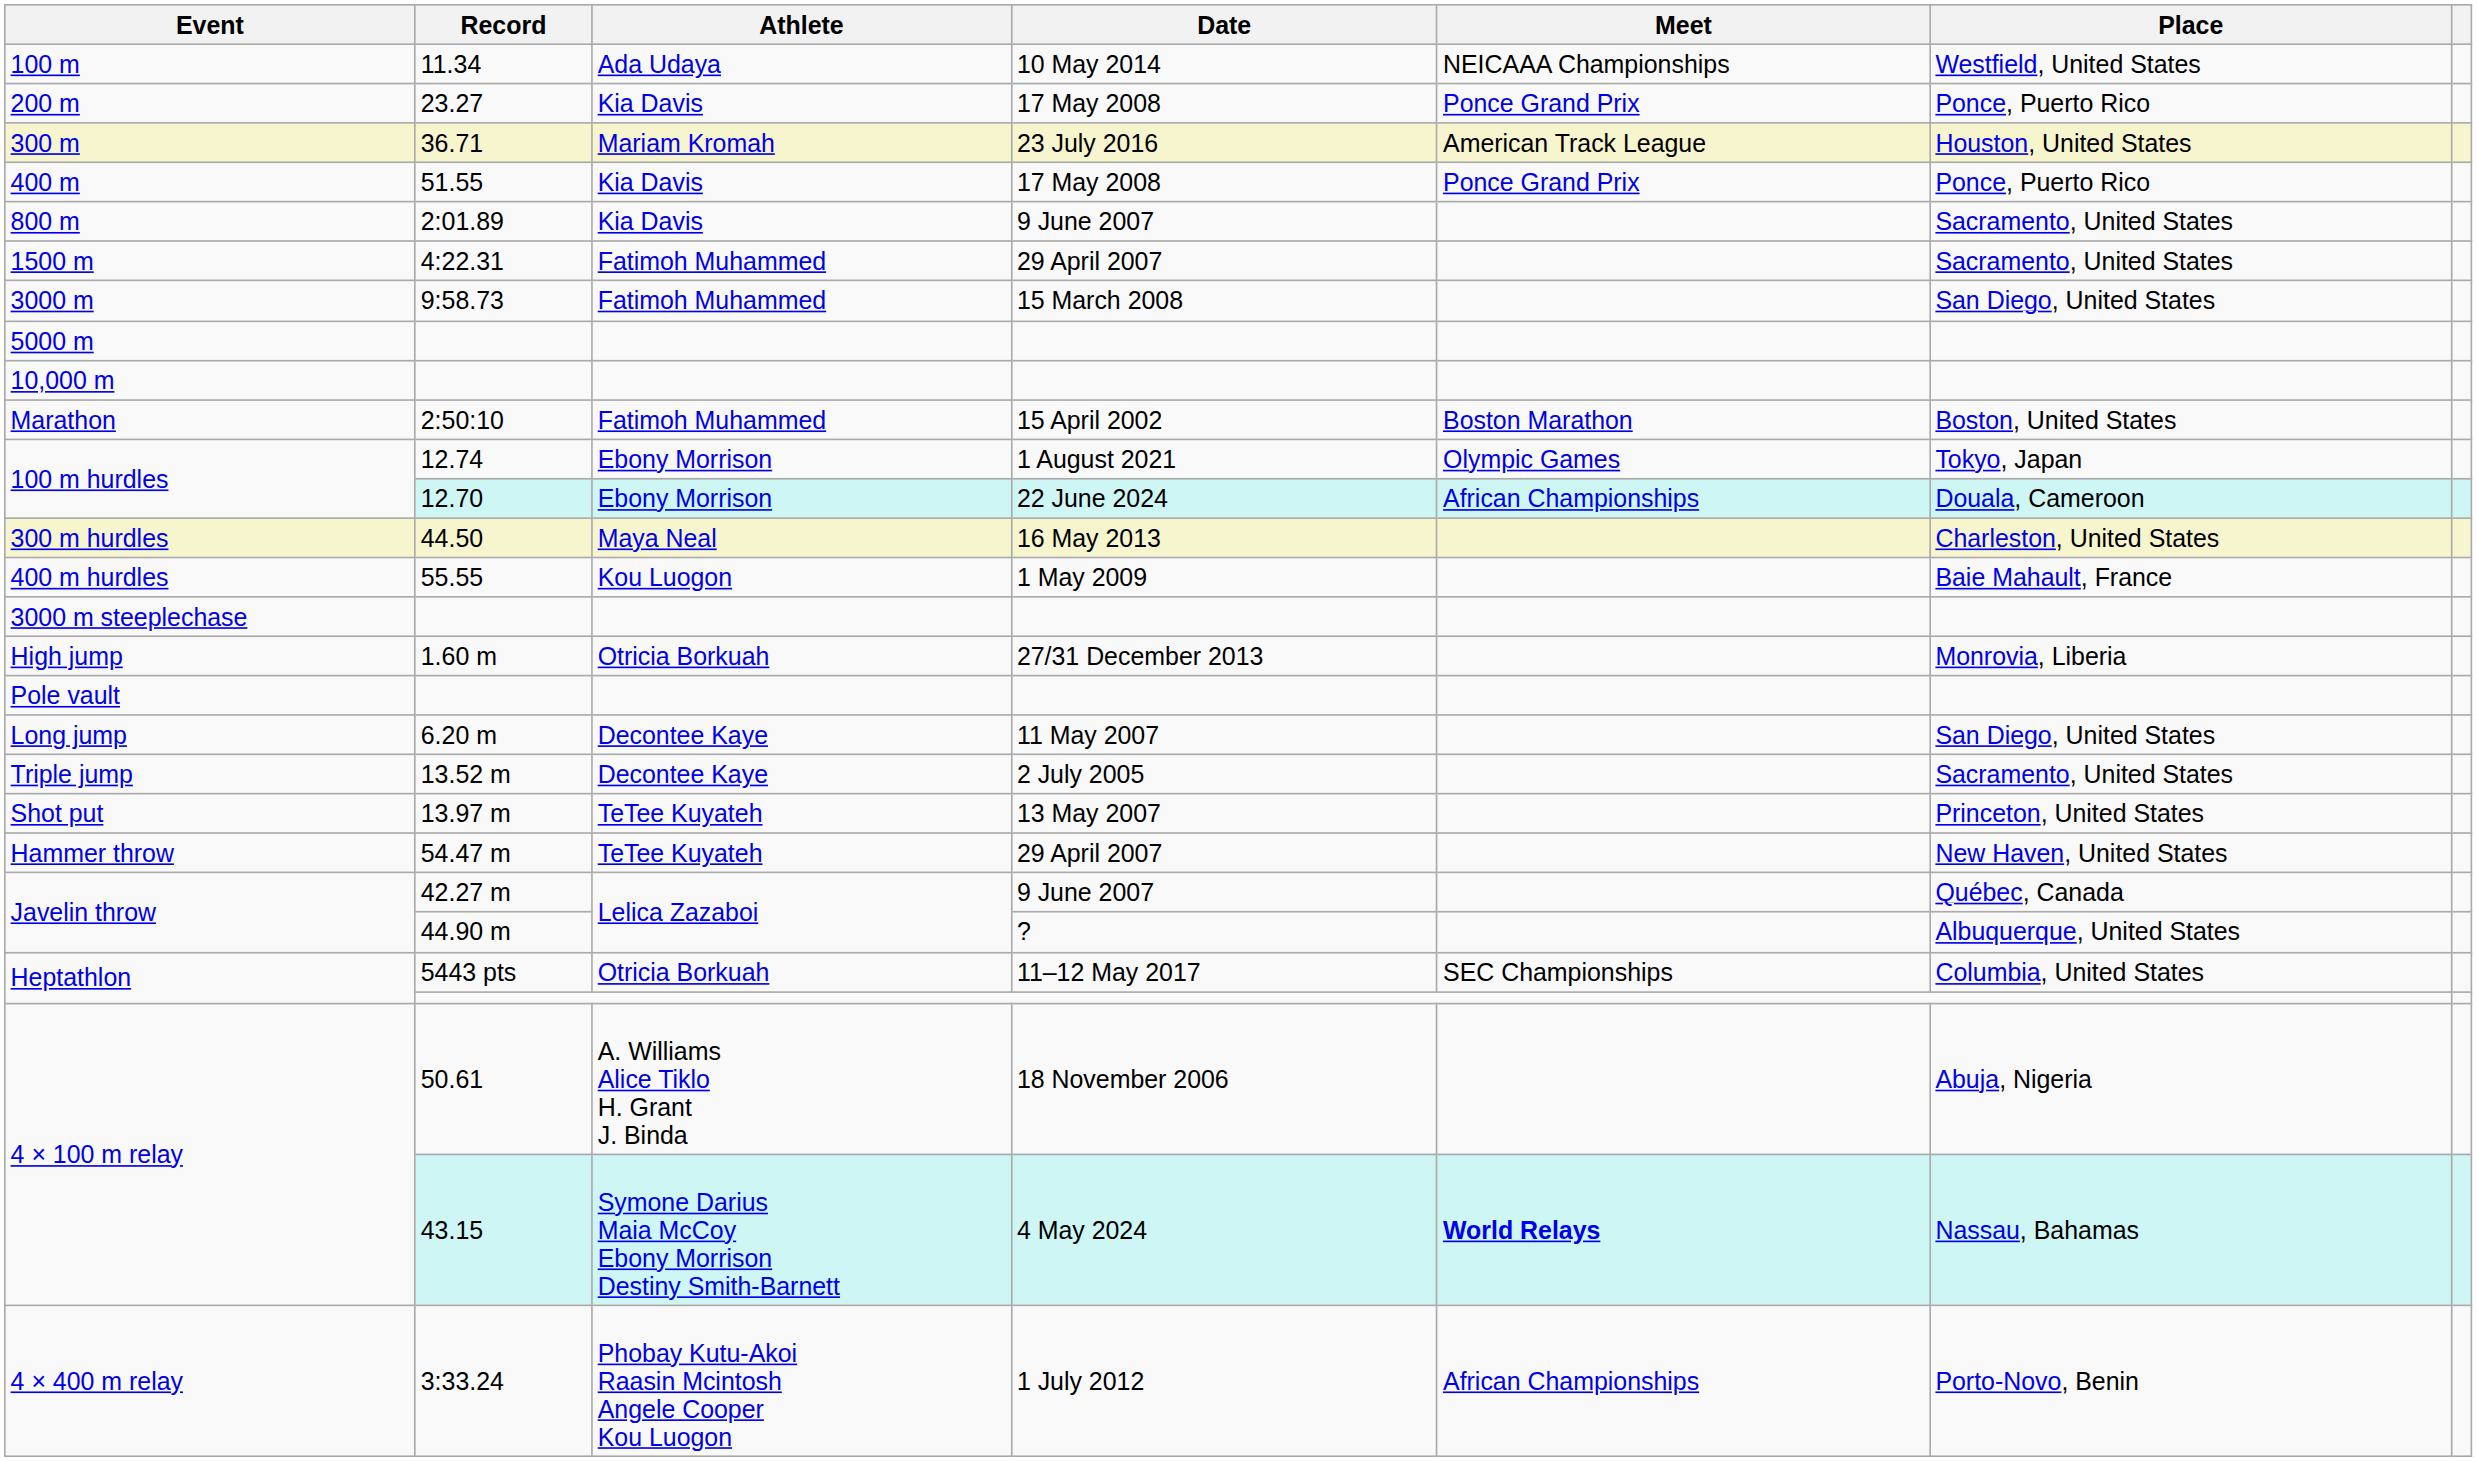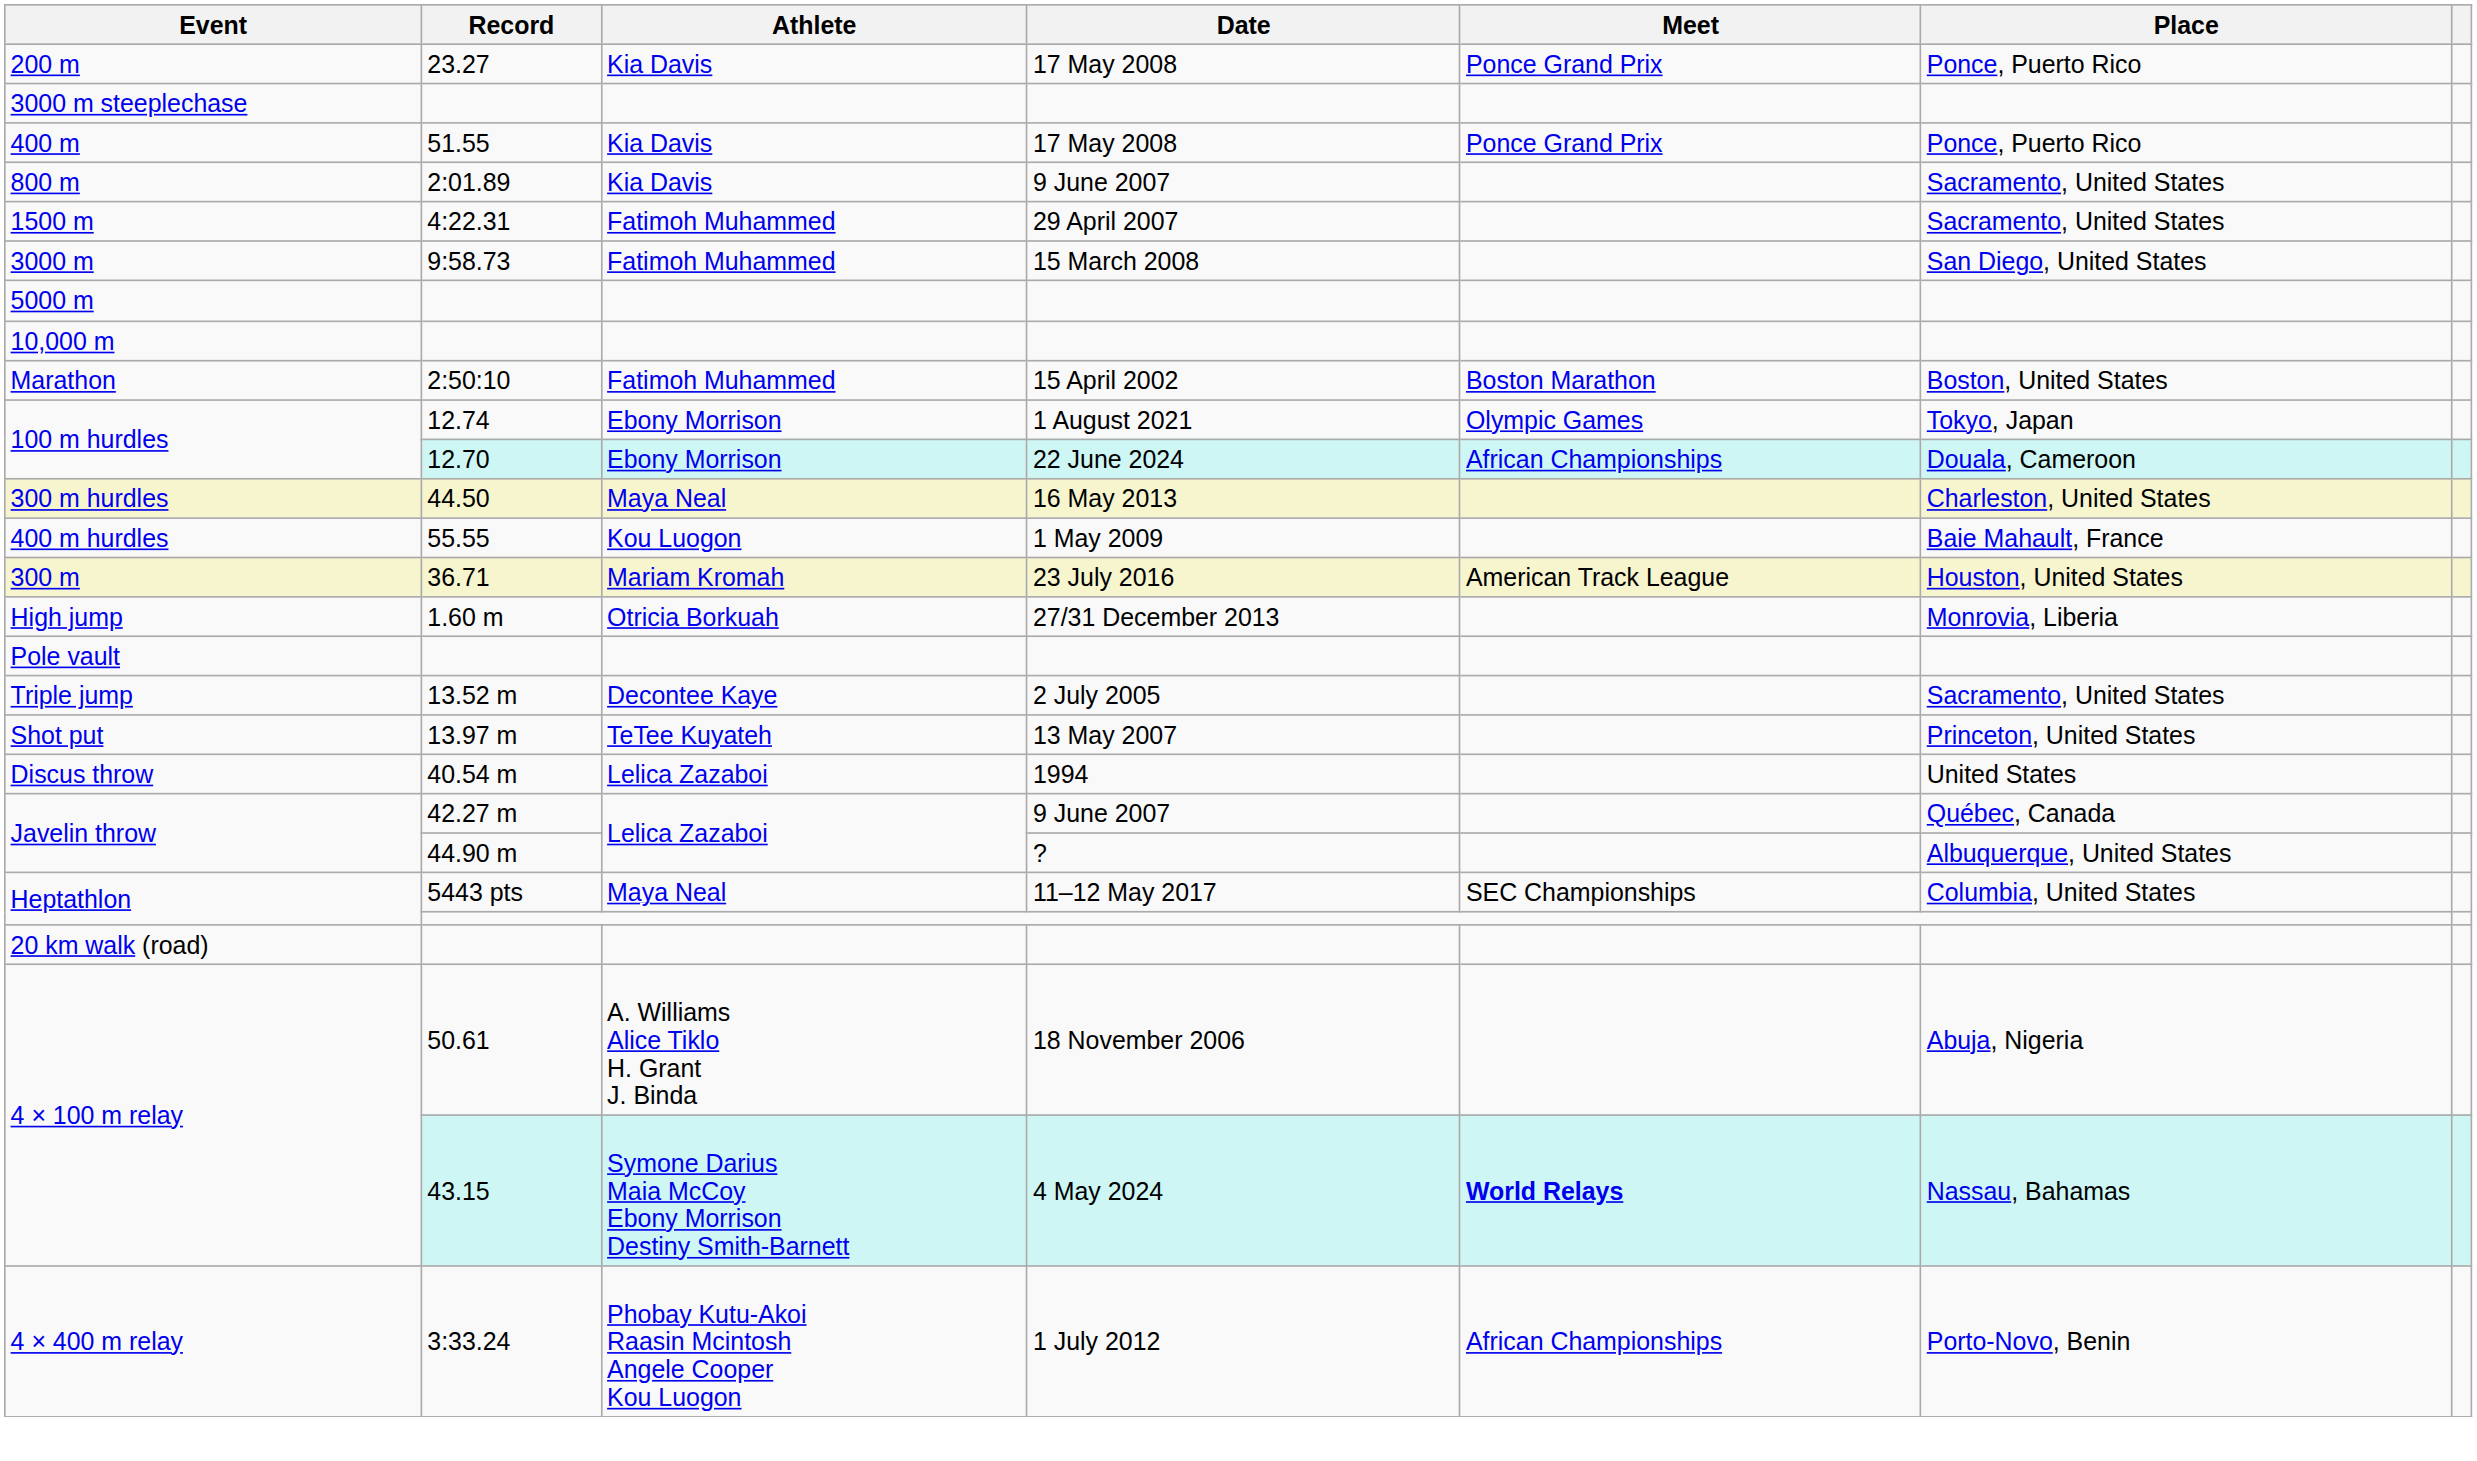- row: (45, 64)
rows swapped: (45, 143) <-> (129, 617)
- row: (69, 735)
+ row: (82, 775)
- row: (92, 853)
(684, 972) Otricia Borkuah -> (667, 893) Maya Neal
+ row: (110, 944)
